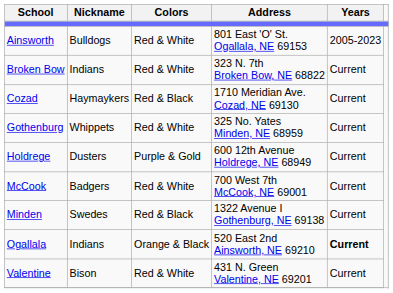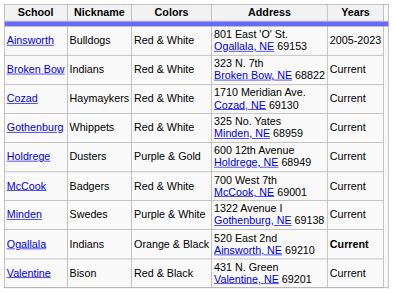(164, 99) Red & Black -> (164, 99) Red & White
(164, 215) Red & Black -> (170, 215) Purple & White
(164, 273) Red & White -> (164, 273) Red & Black
